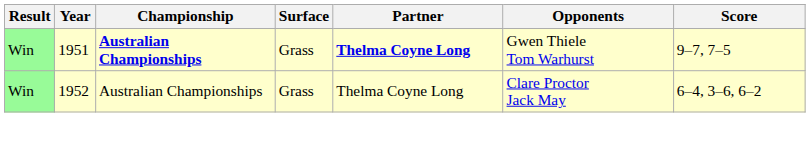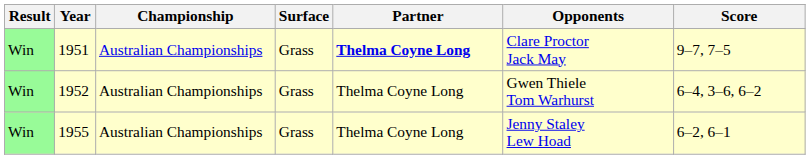(150, 49) bold -> (181, 49) normal
(550, 49) Gwen Thiele Tom Warhurst -> (548, 49) Clare Proctor Jack May
(548, 91) Clare Proctor Jack May -> (550, 91) Gwen Thiele Tom Warhurst
+ row: (74, 132)
